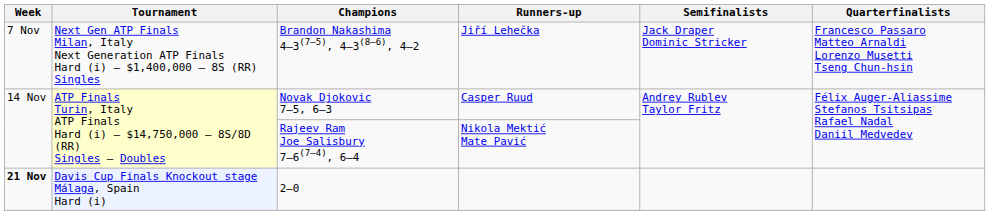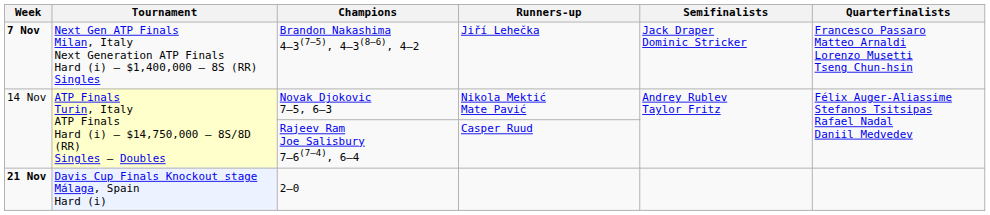(23, 31) normal -> (23, 31) bold
(497, 98) Casper Ruud -> (503, 104) Nikola Mektić Mate Pavić
(503, 135) Nikola Mektić Mate Pavić -> (497, 129) Casper Ruud
